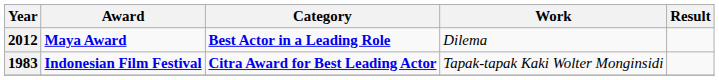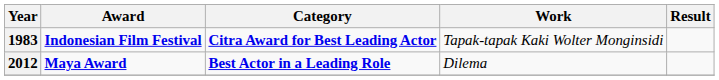rows swapped: (23, 63) <-> (23, 39)
